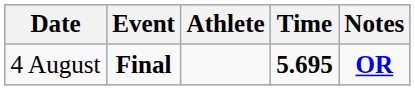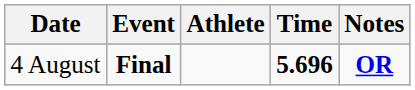(305, 64) 5.695 -> (305, 64) 5.696
